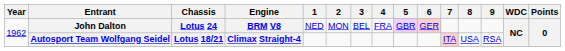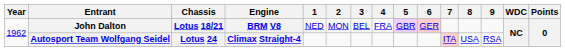(199, 26) Lotus 24 -> (199, 26) Lotus 18/21
(199, 40) Lotus 18/21 -> (199, 40) Lotus 24
